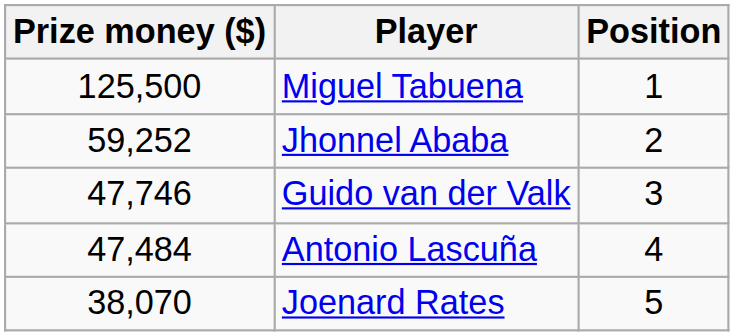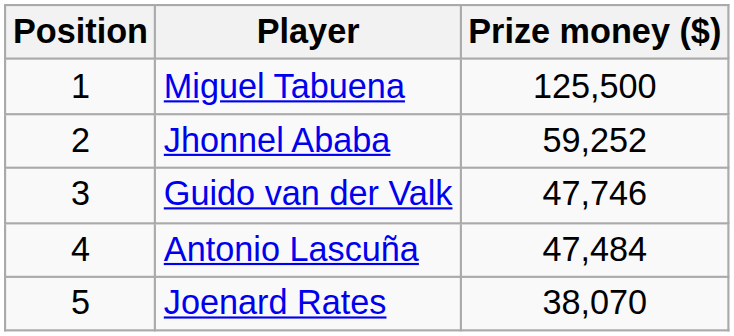columns swapped: (654, 31) <-> (140, 31)
